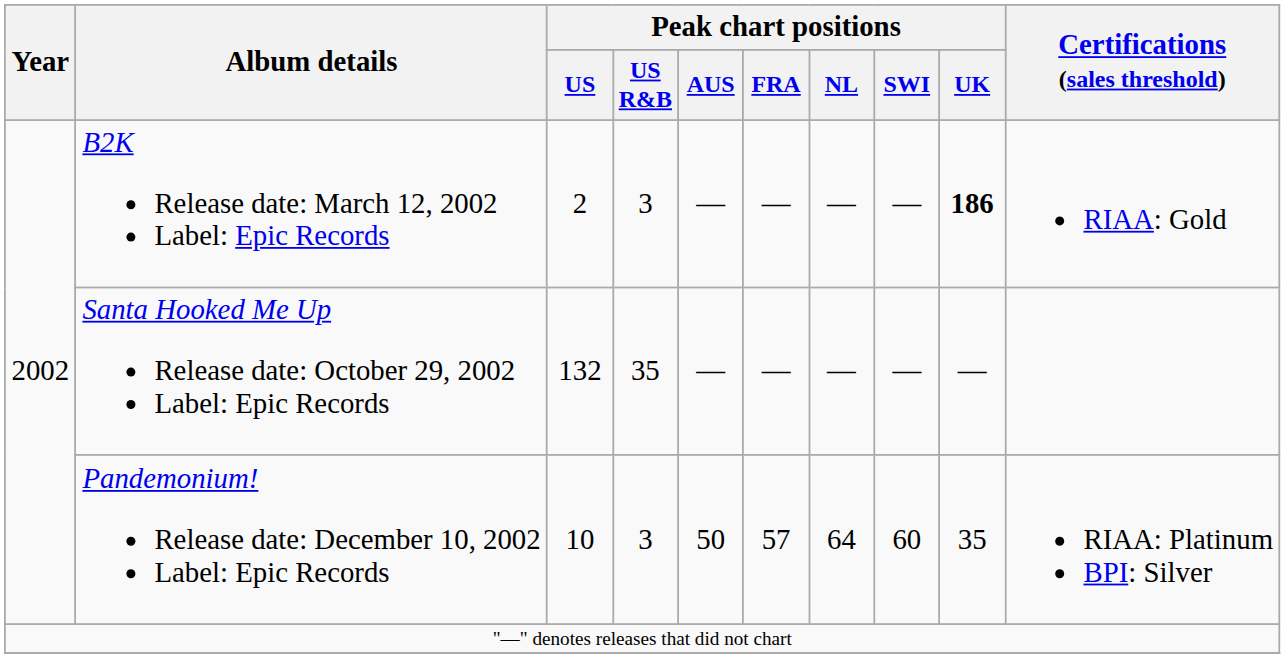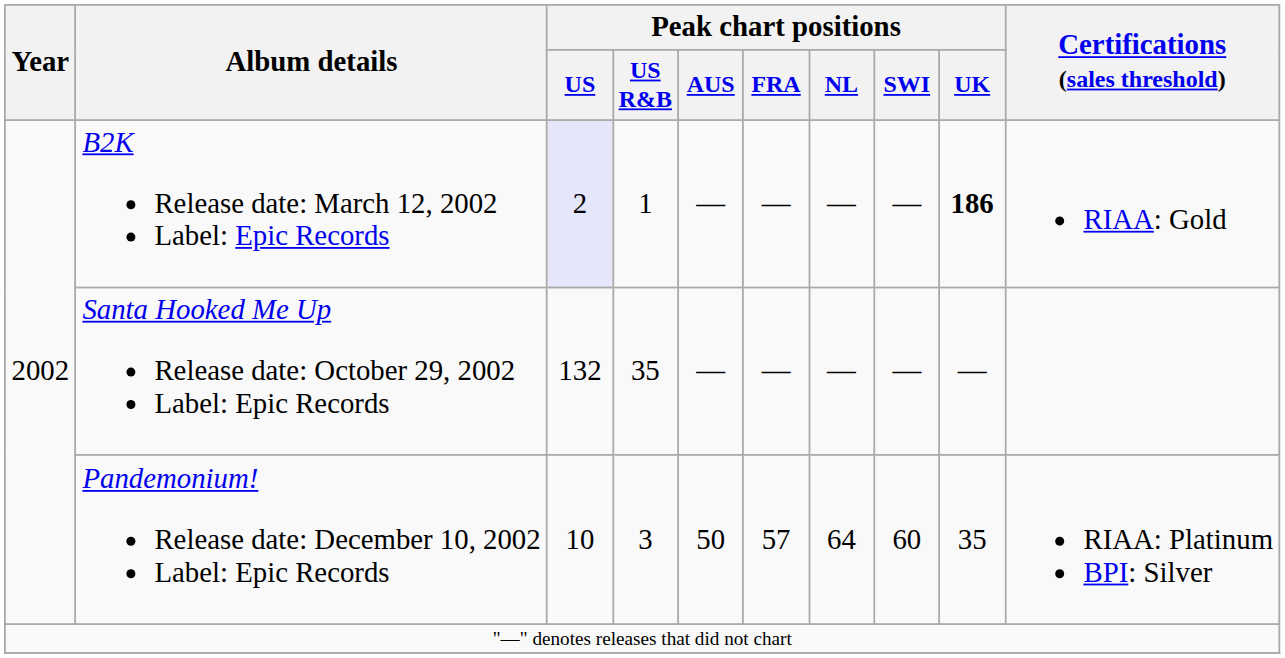(580, 203) no background -> (580, 203) lavender background
(645, 203) 3 -> (645, 203) 1
